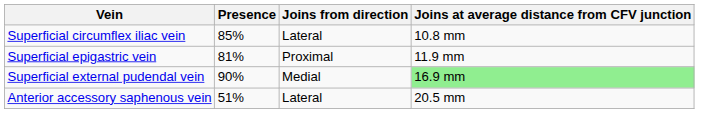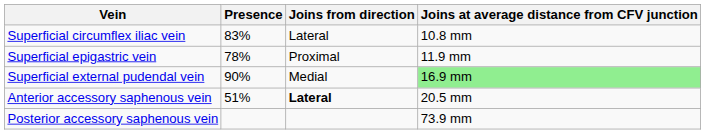(231, 35) 85% -> (237, 35) 83%
(231, 56) 81% -> (237, 56) 78%
(302, 98) normal -> (310, 98) bold
+ row: (113, 118)
